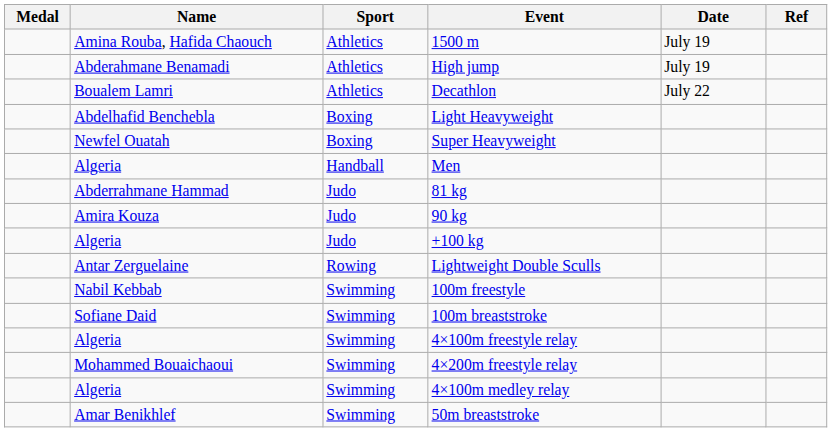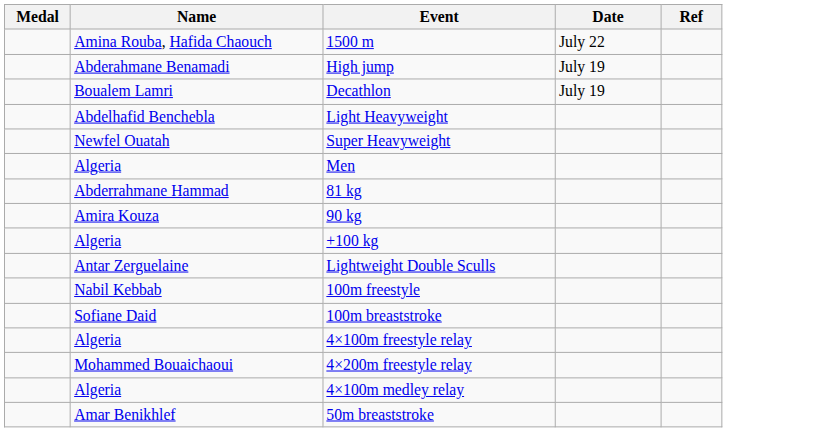- column: (375, 16)
(687, 41) July 19 -> (582, 41) July 22
(687, 91) July 22 -> (582, 91) July 19
